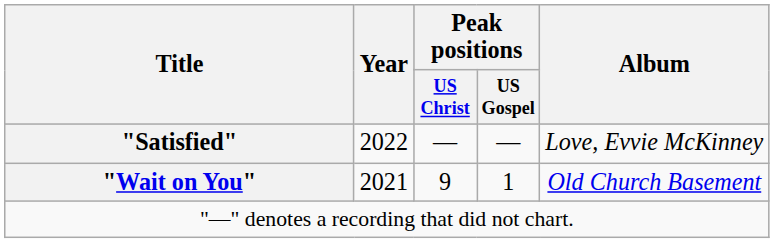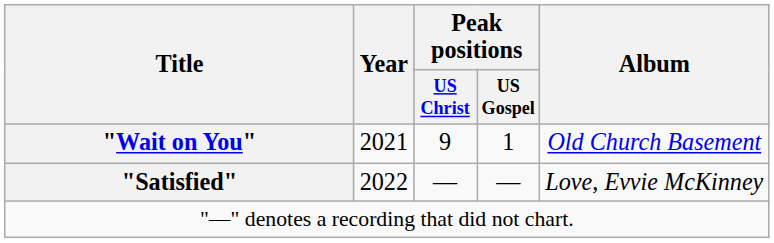rows swapped: (179, 181) <-> (179, 143)
